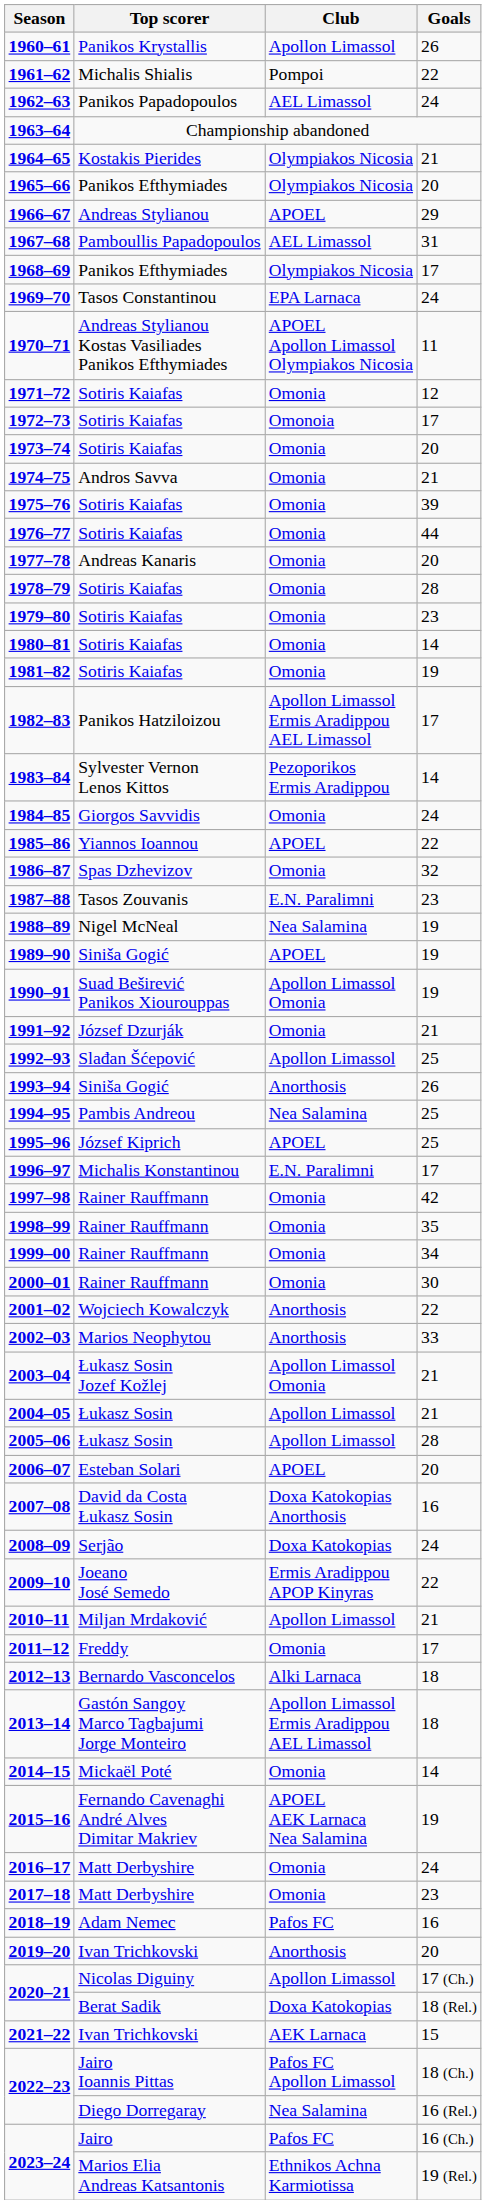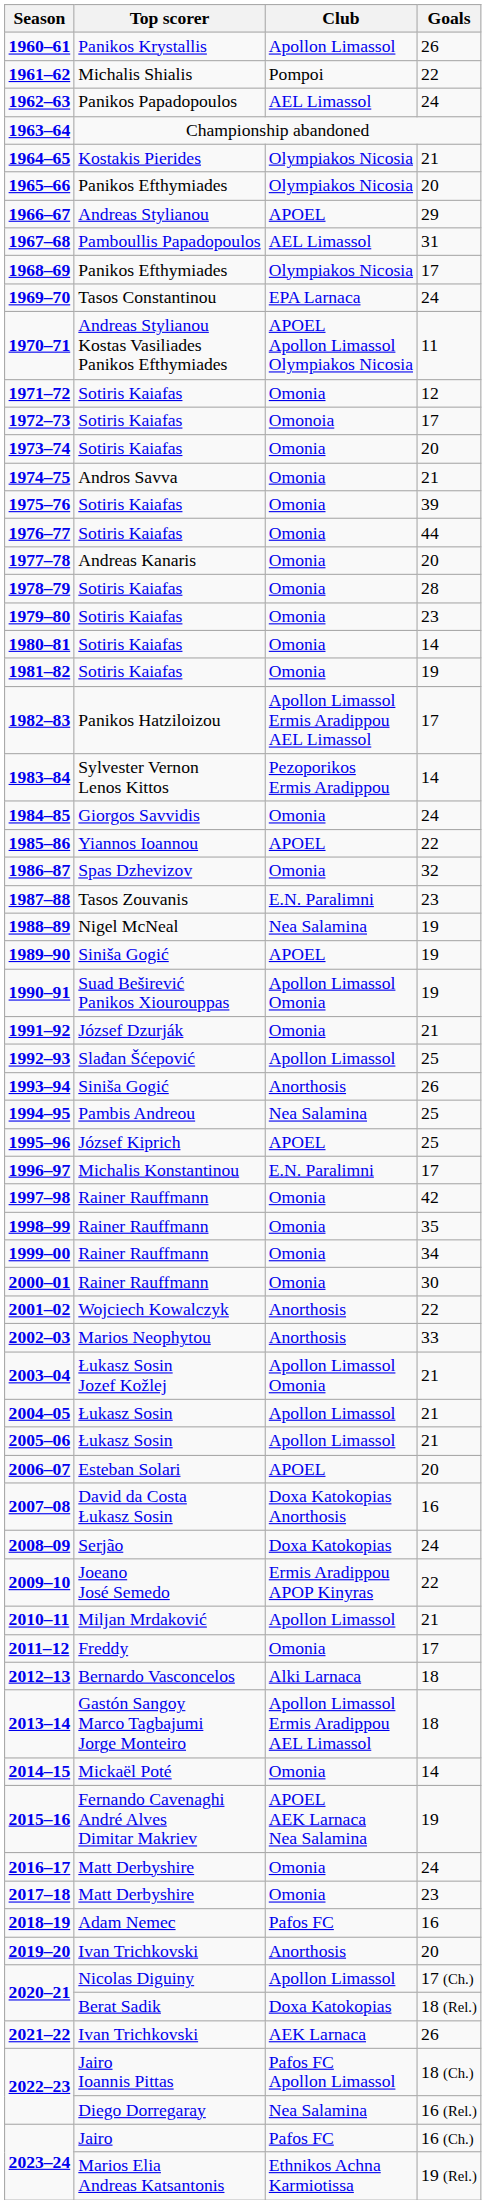(430, 1441) 28 -> (430, 1441) 21
(430, 2034) 15 -> (430, 2034) 26
